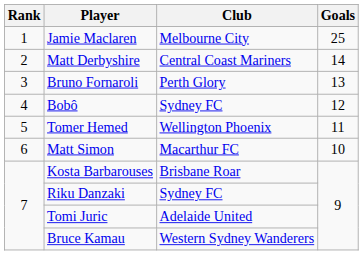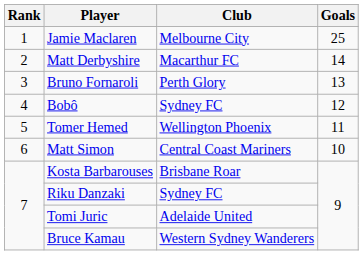(225, 60) Central Coast Mariners -> (199, 60) Macarthur FC
(199, 149) Macarthur FC -> (225, 149) Central Coast Mariners
